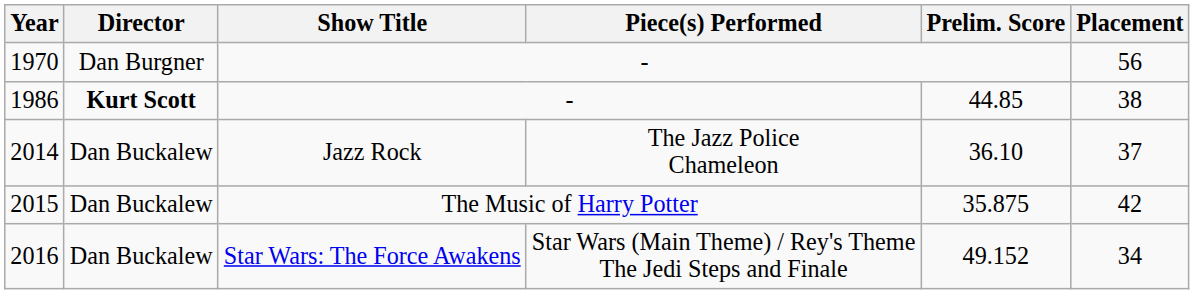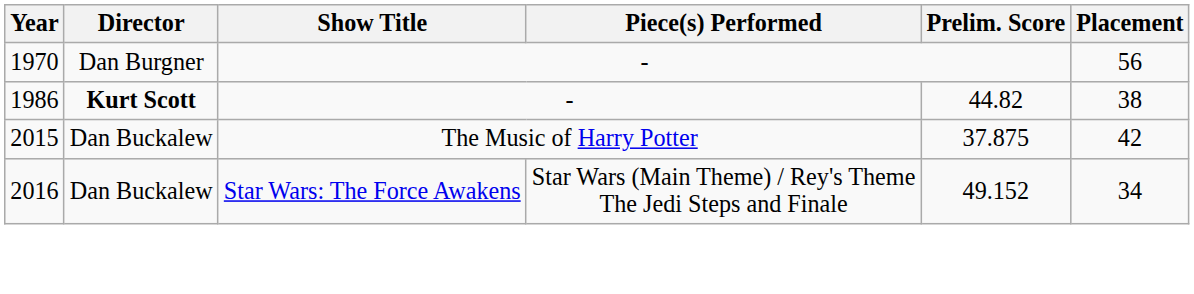(996, 100) 44.85 -> (996, 100) 44.82
- row: (34, 152)
(996, 204) 35.875 -> (996, 138) 37.875
